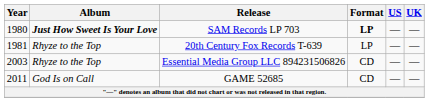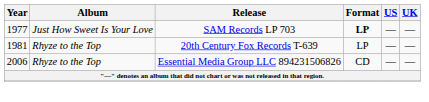(17, 29) 1980 -> (17, 29) 1977
(95, 29) bold -> (93, 29) normal
(17, 62) 2003 -> (17, 62) 2006
- row: (254, 78)
